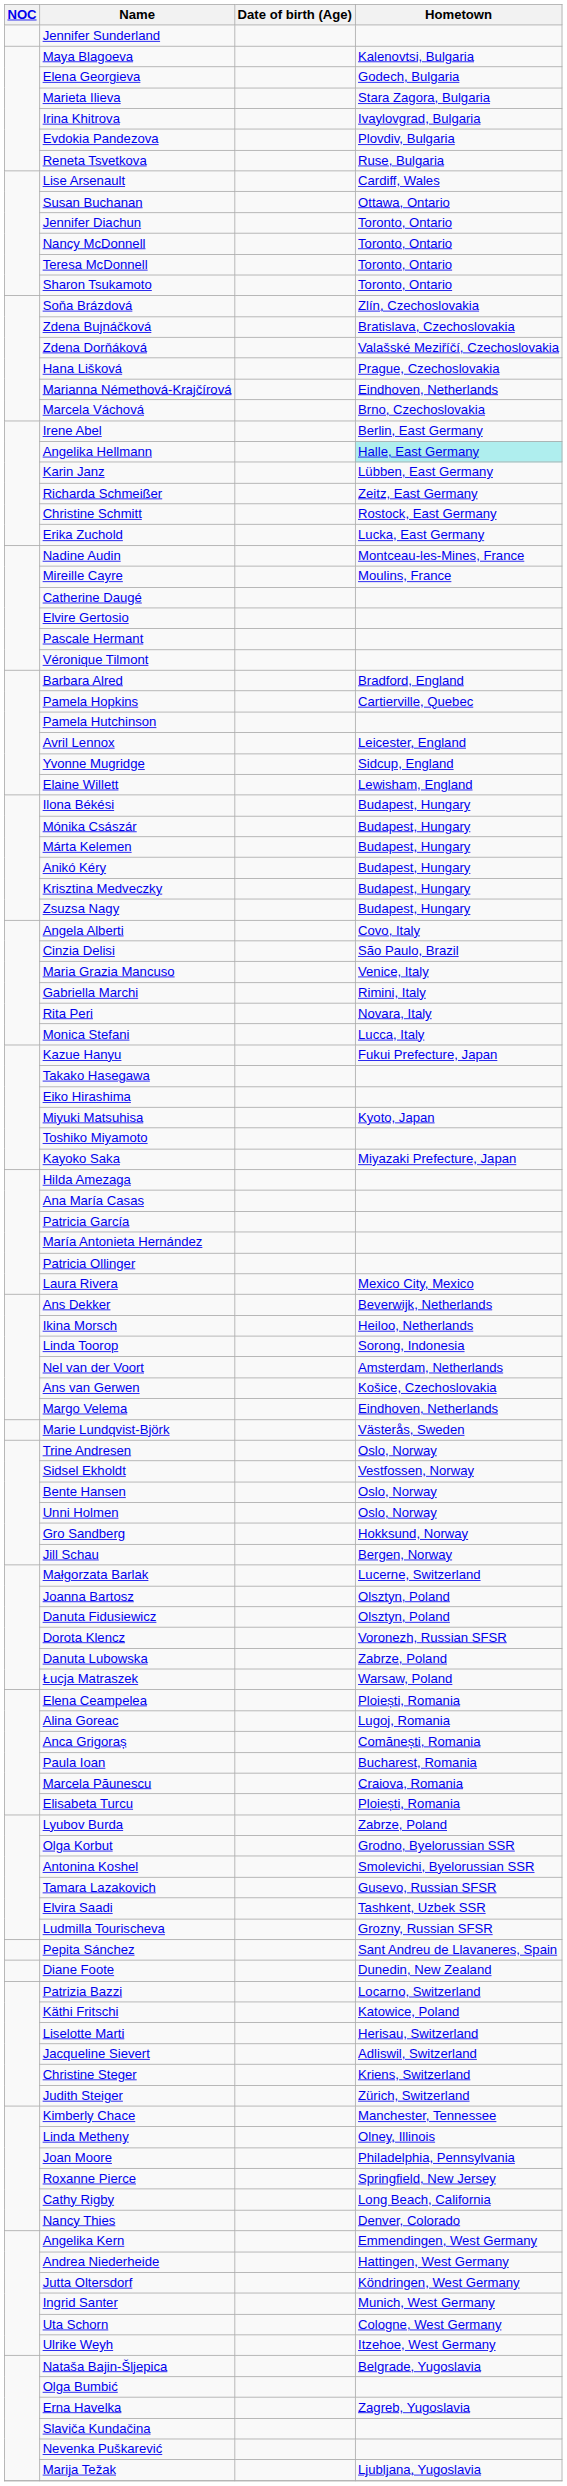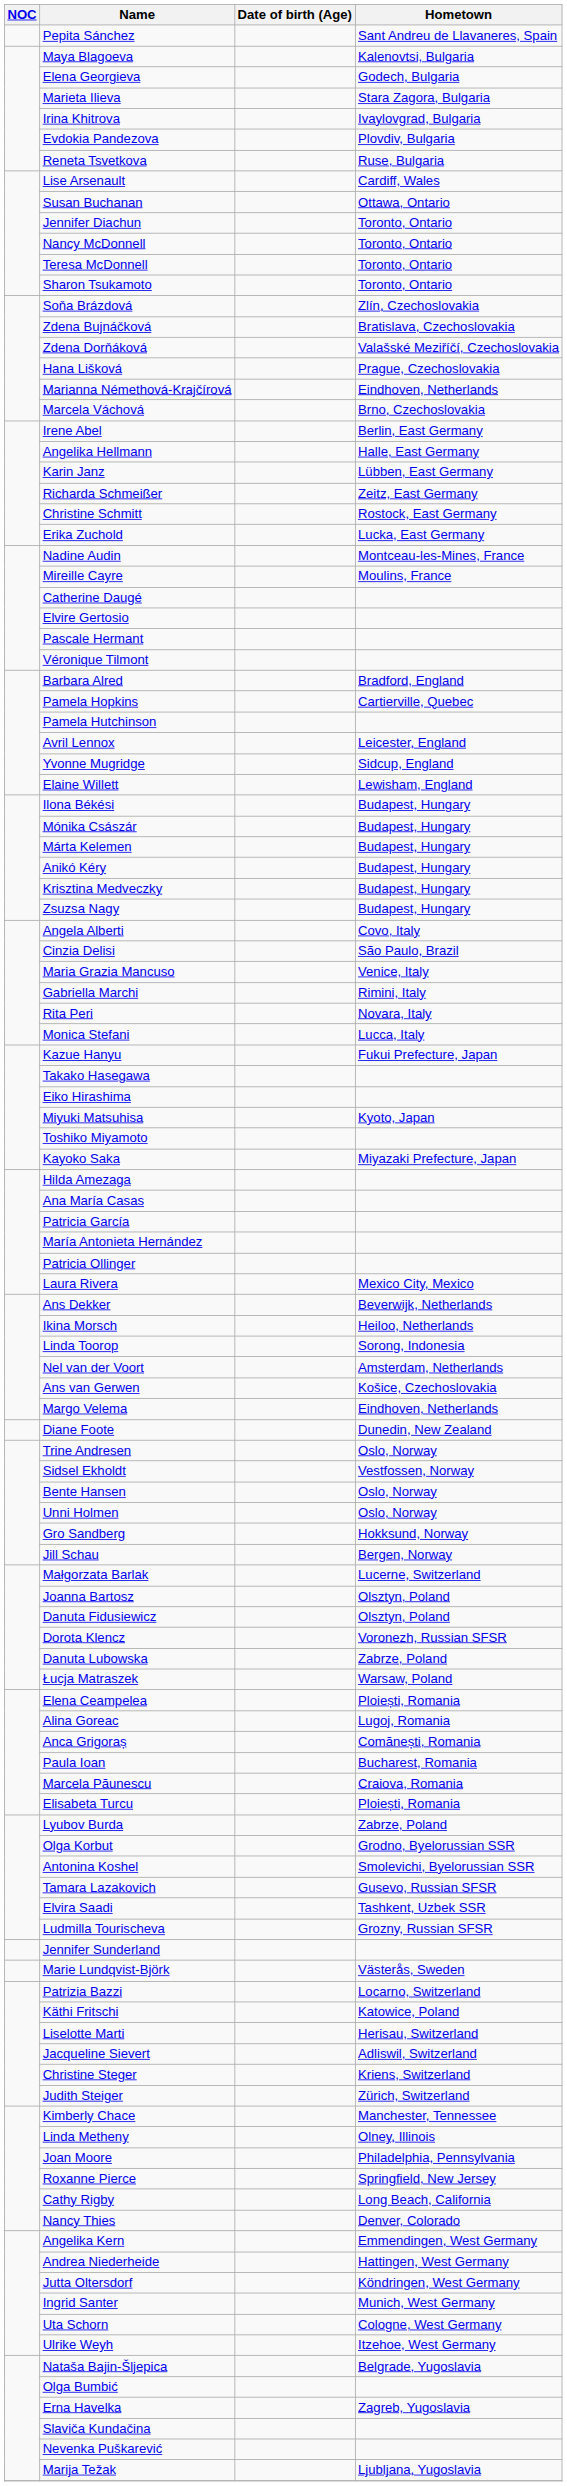rows swapped: (101, 35) <-> (89, 1950)
(419, 451) paleturquoise background -> (419, 451) no background
rows swapped: (78, 1970) <-> (106, 1429)
